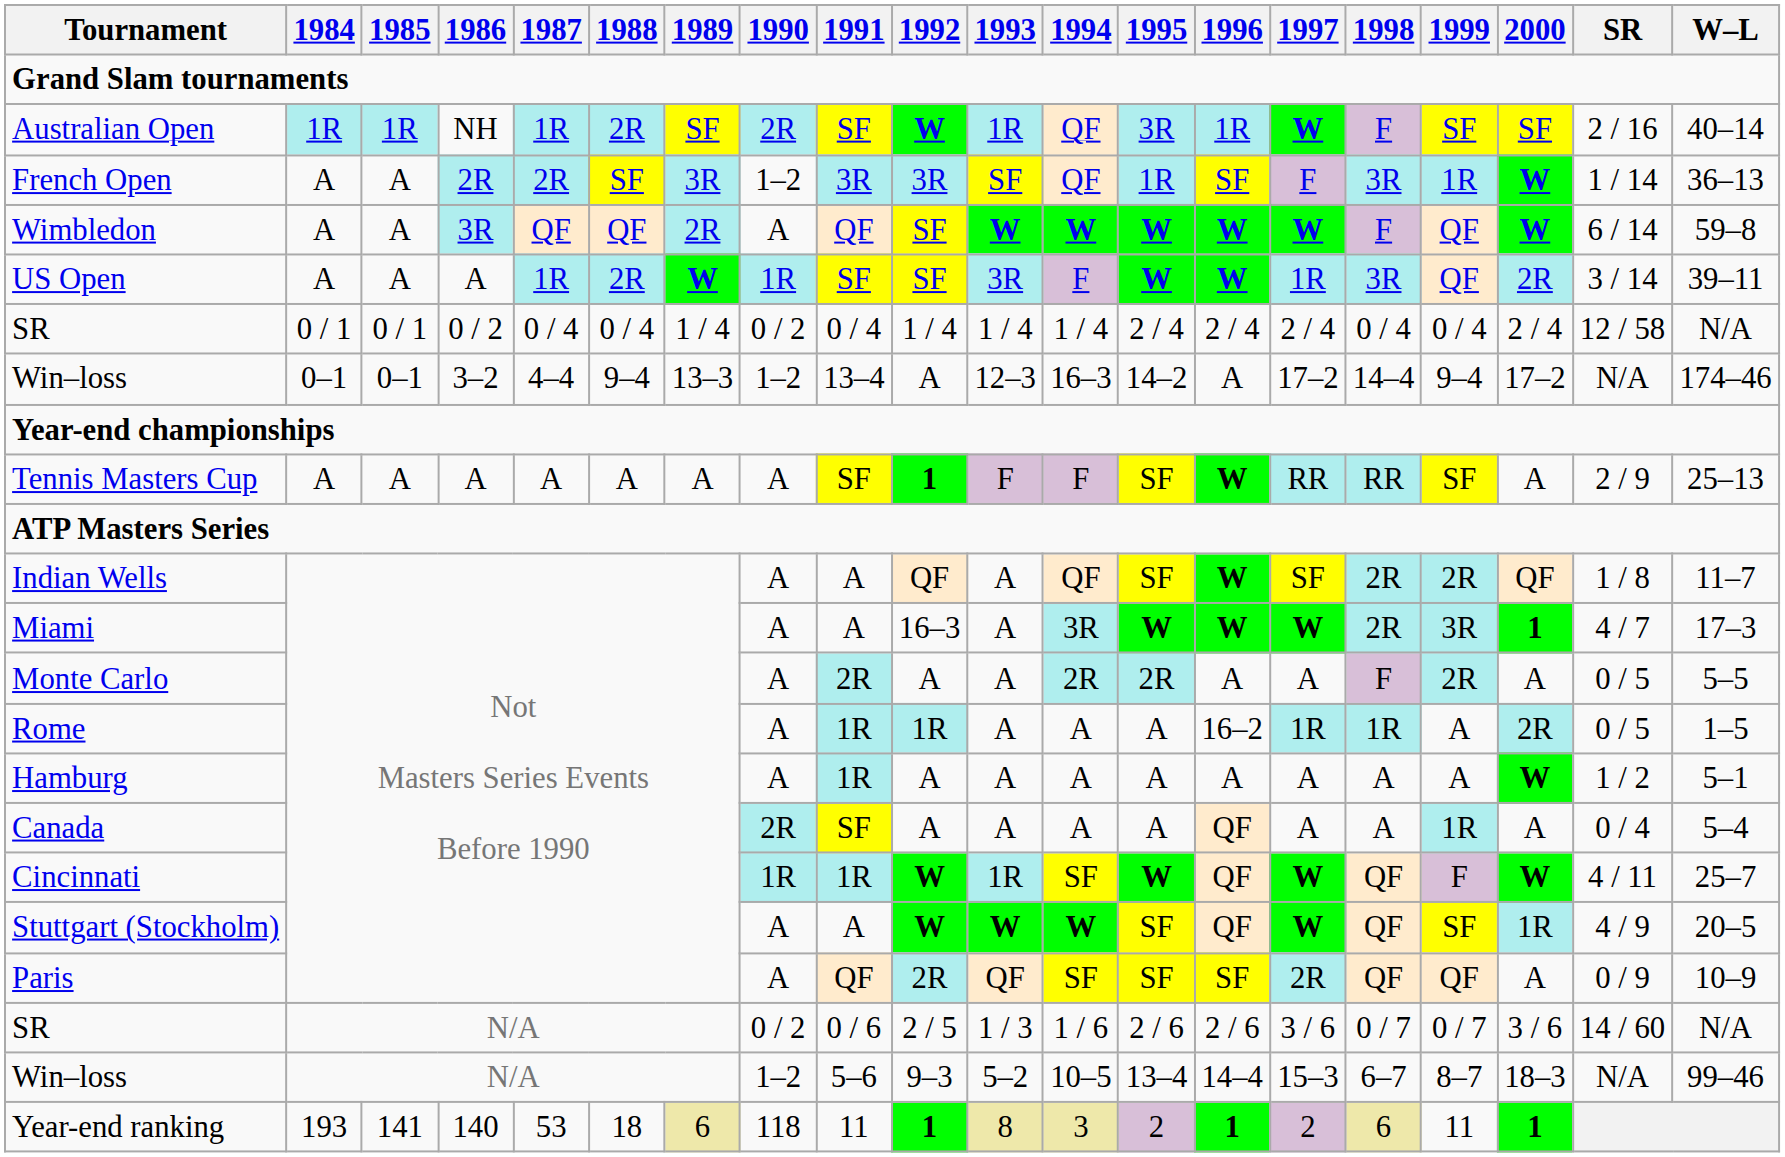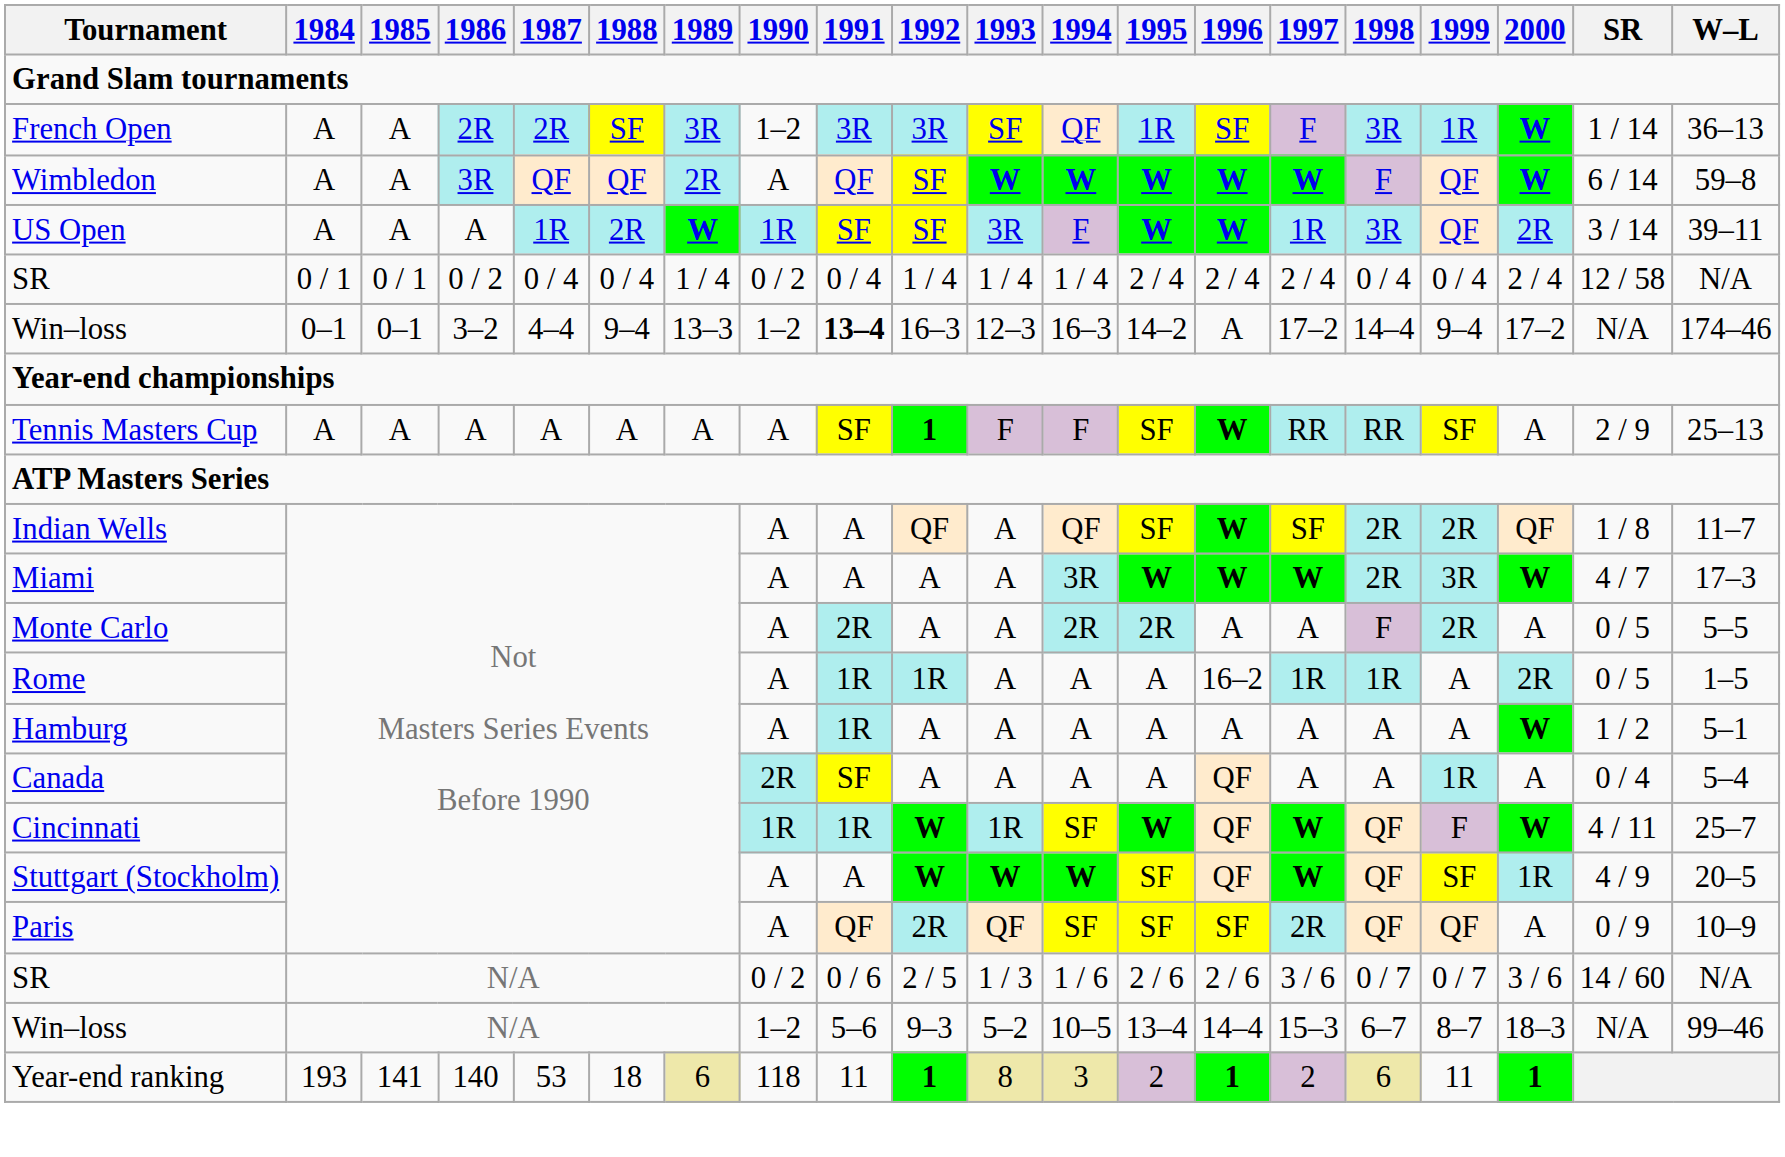- row: (113, 128)
(854, 378) normal -> (854, 328) bold
(930, 378) A -> (930, 328) 16–3
(930, 627) 16–3 -> (930, 577) A
(1535, 627) 1 -> (1535, 577) W
